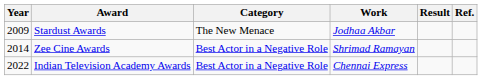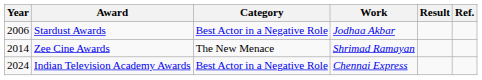(18, 30) 2009 -> (18, 30) 2006
(235, 30) The New Menace -> (262, 30) Best Actor in a Negative Role
(262, 48) Best Actor in a Negative Role -> (235, 48) The New Menace
(18, 65) 2022 -> (18, 65) 2024
